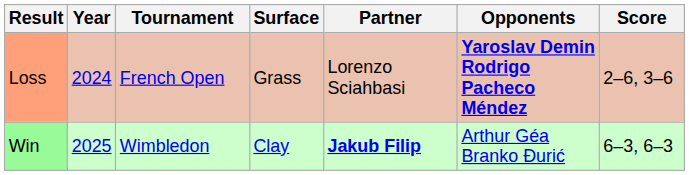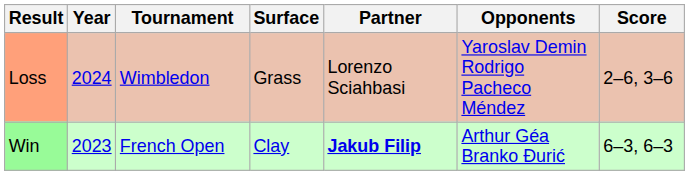(172, 77) French Open -> (165, 77) Wimbledon
(528, 77) bold -> (524, 77) normal
(92, 146) 2025 -> (92, 146) 2023
(165, 146) Wimbledon -> (172, 146) French Open
